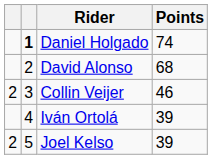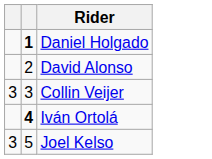- column: (180, 17)
(13, 92) 2 -> (13, 92) 3
(29, 117) normal -> (29, 117) bold
(13, 142) 2 -> (13, 142) 3
